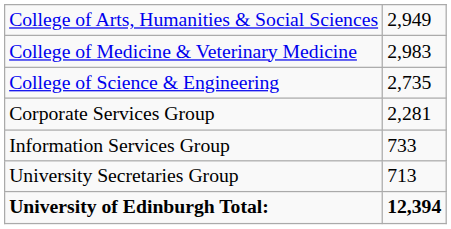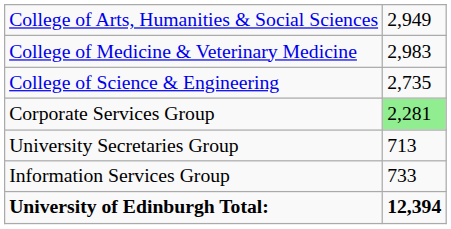(414, 114) no background -> (414, 114) lightgreen background
rows swapped: (120, 144) <-> (124, 176)
